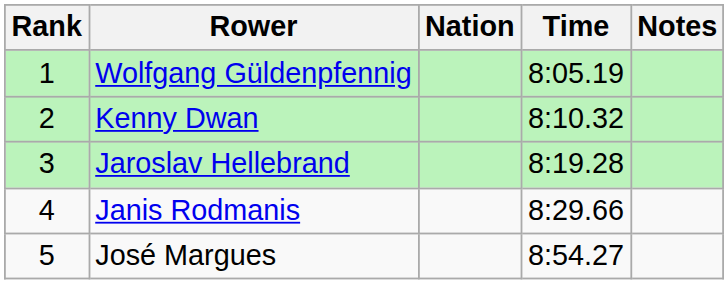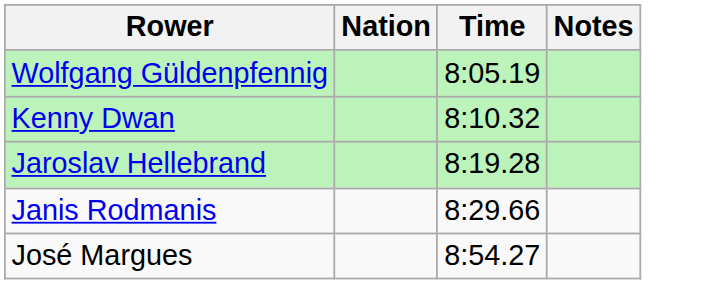- column: (47, 27)
